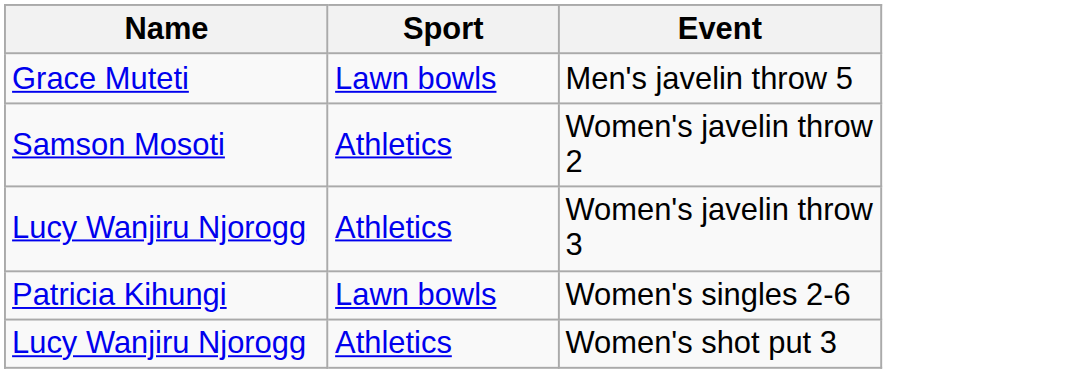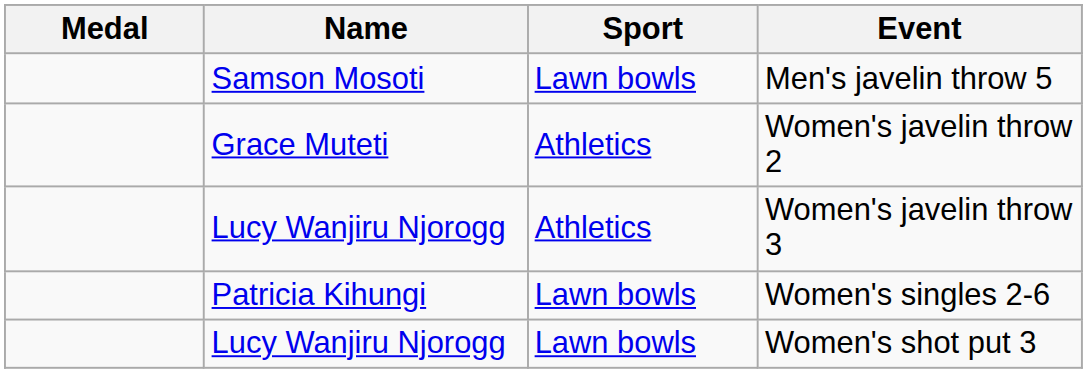+ column: (105, 28)
(100, 77) Grace Muteti -> (318, 77) Samson Mosoti
(118, 144) Samson Mosoti -> (300, 144) Grace Muteti
(393, 343) Athletics -> (615, 343) Lawn bowls
